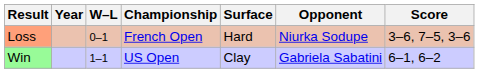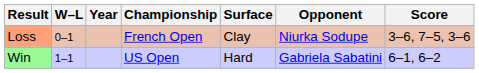columns swapped: (104, 15) <-> (69, 15)
(238, 36) Hard -> (237, 36) Clay
(237, 57) Clay -> (238, 57) Hard
